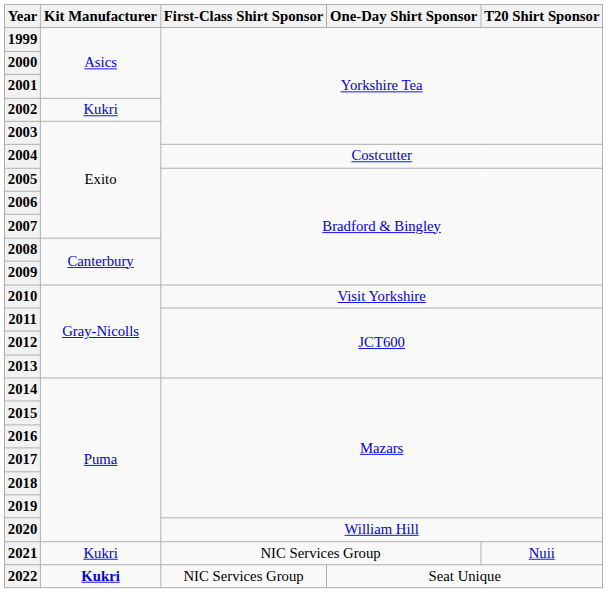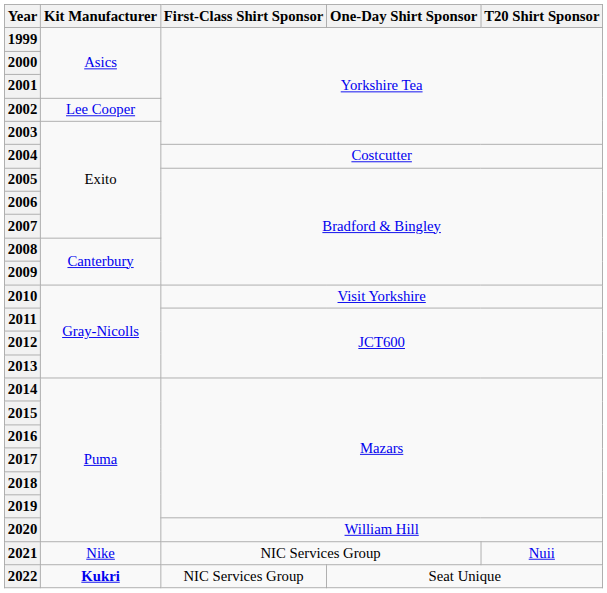(101, 109) Kukri -> (101, 109) Lee Cooper
(101, 553) Kukri -> (101, 553) Nike
